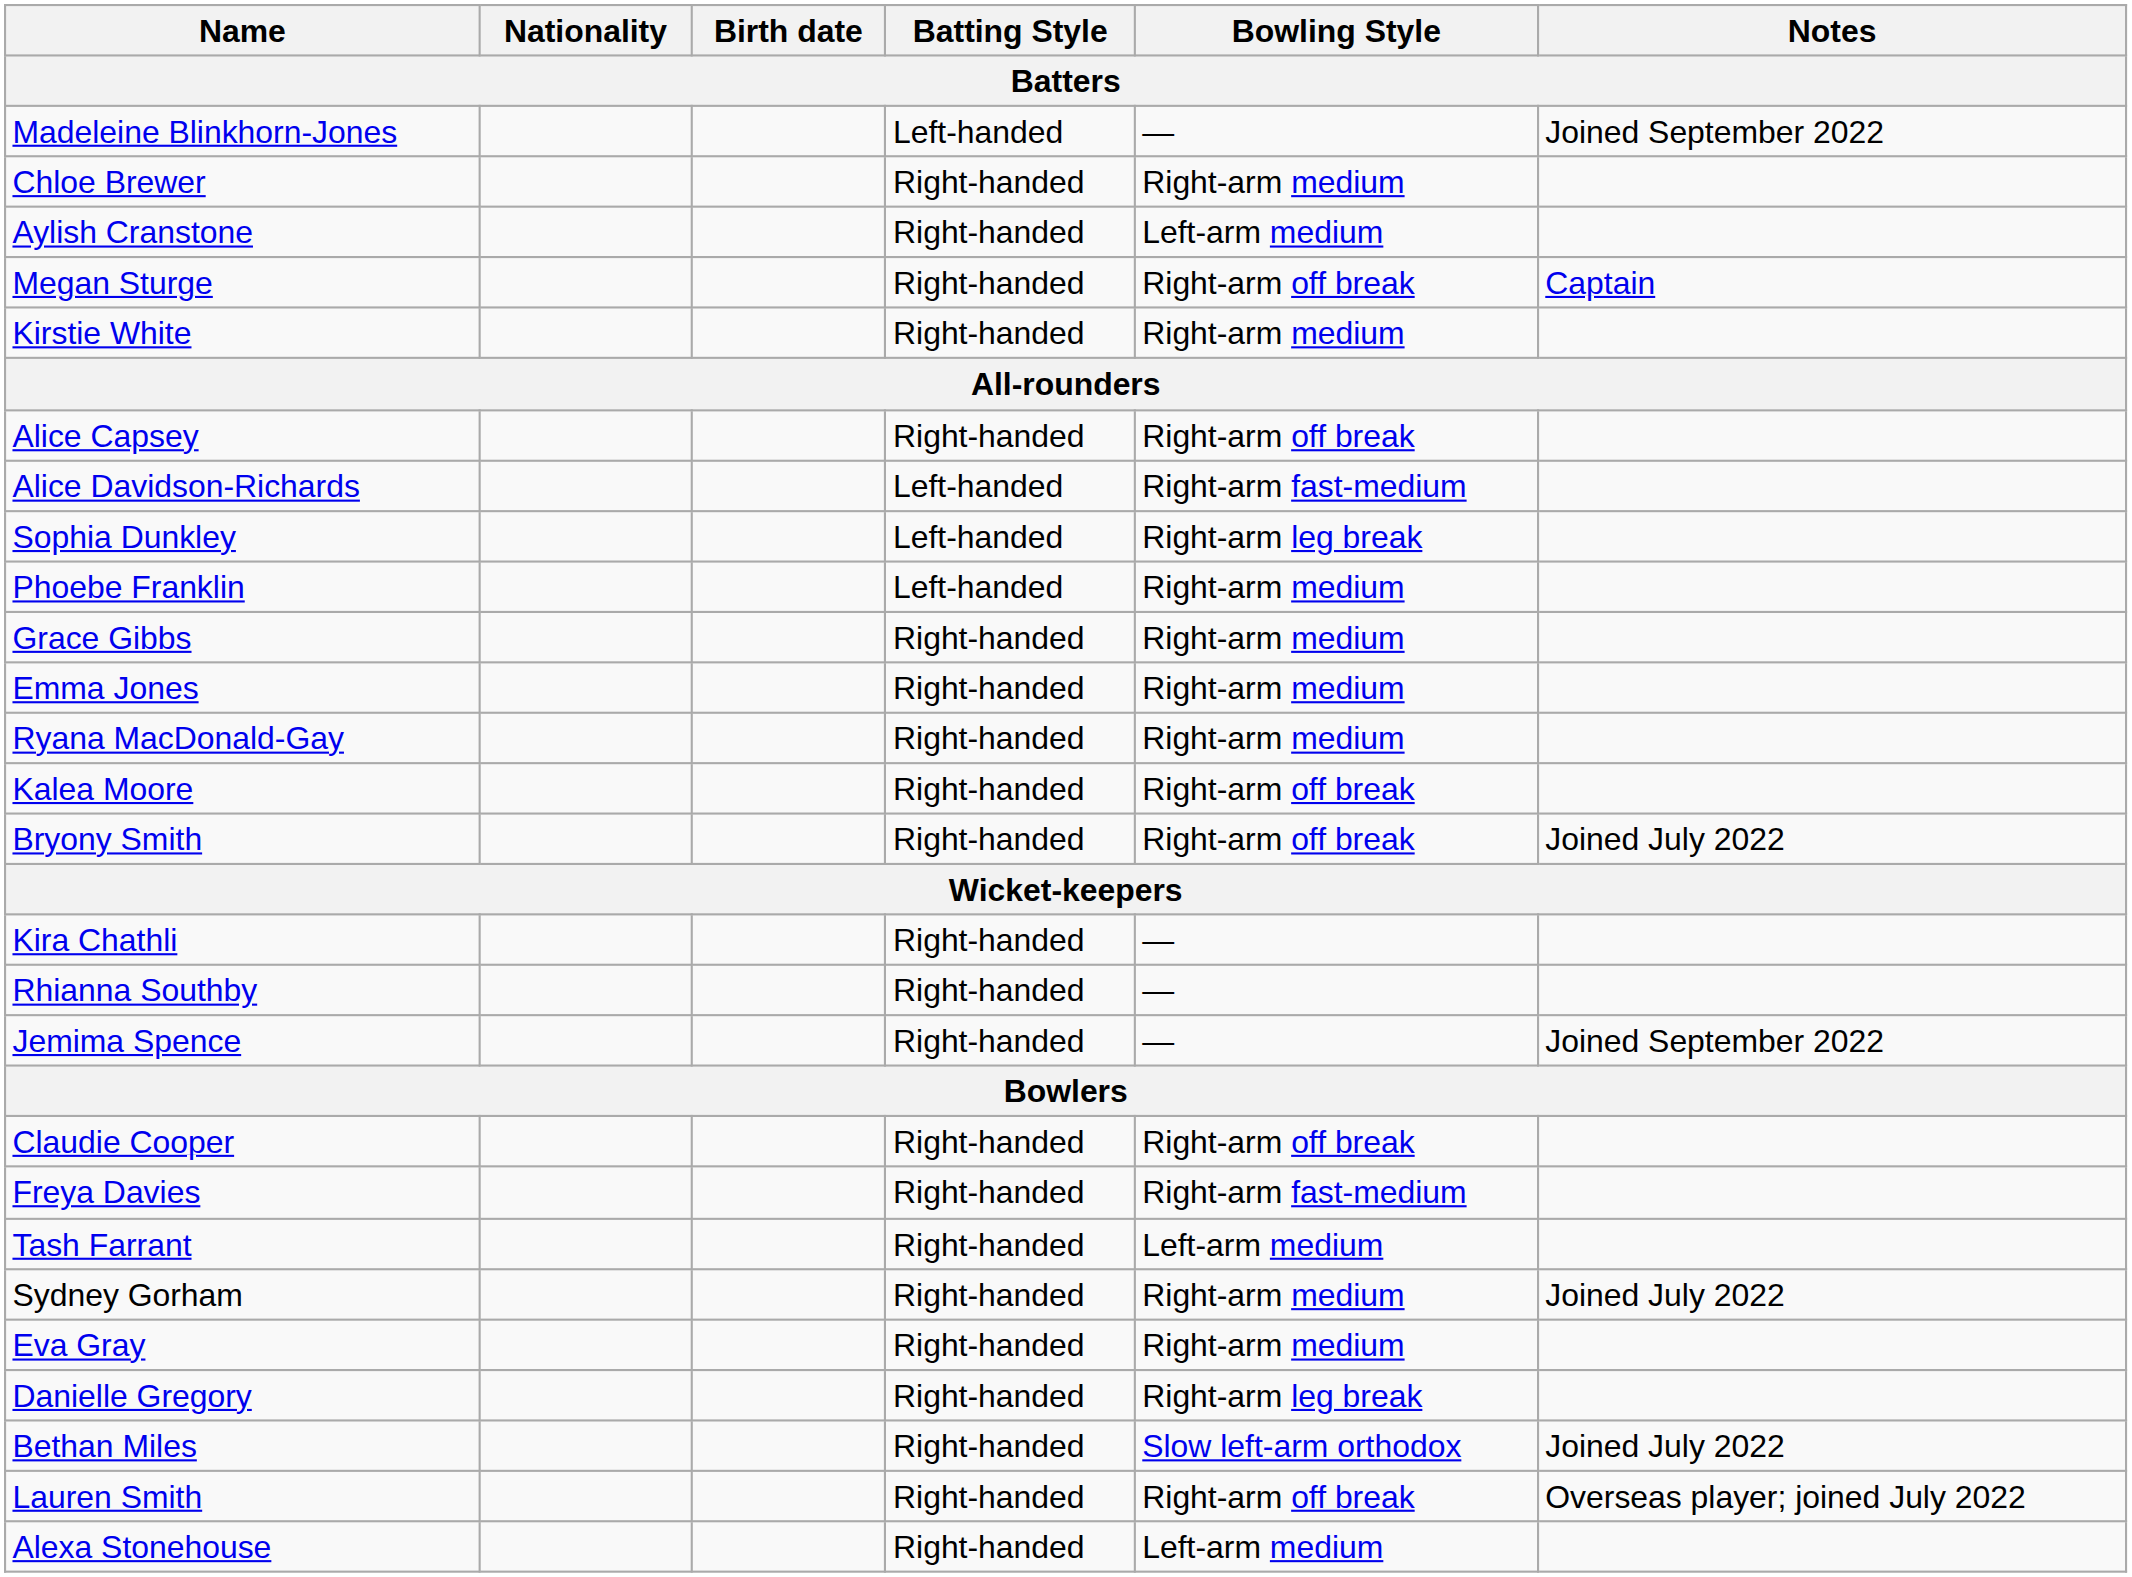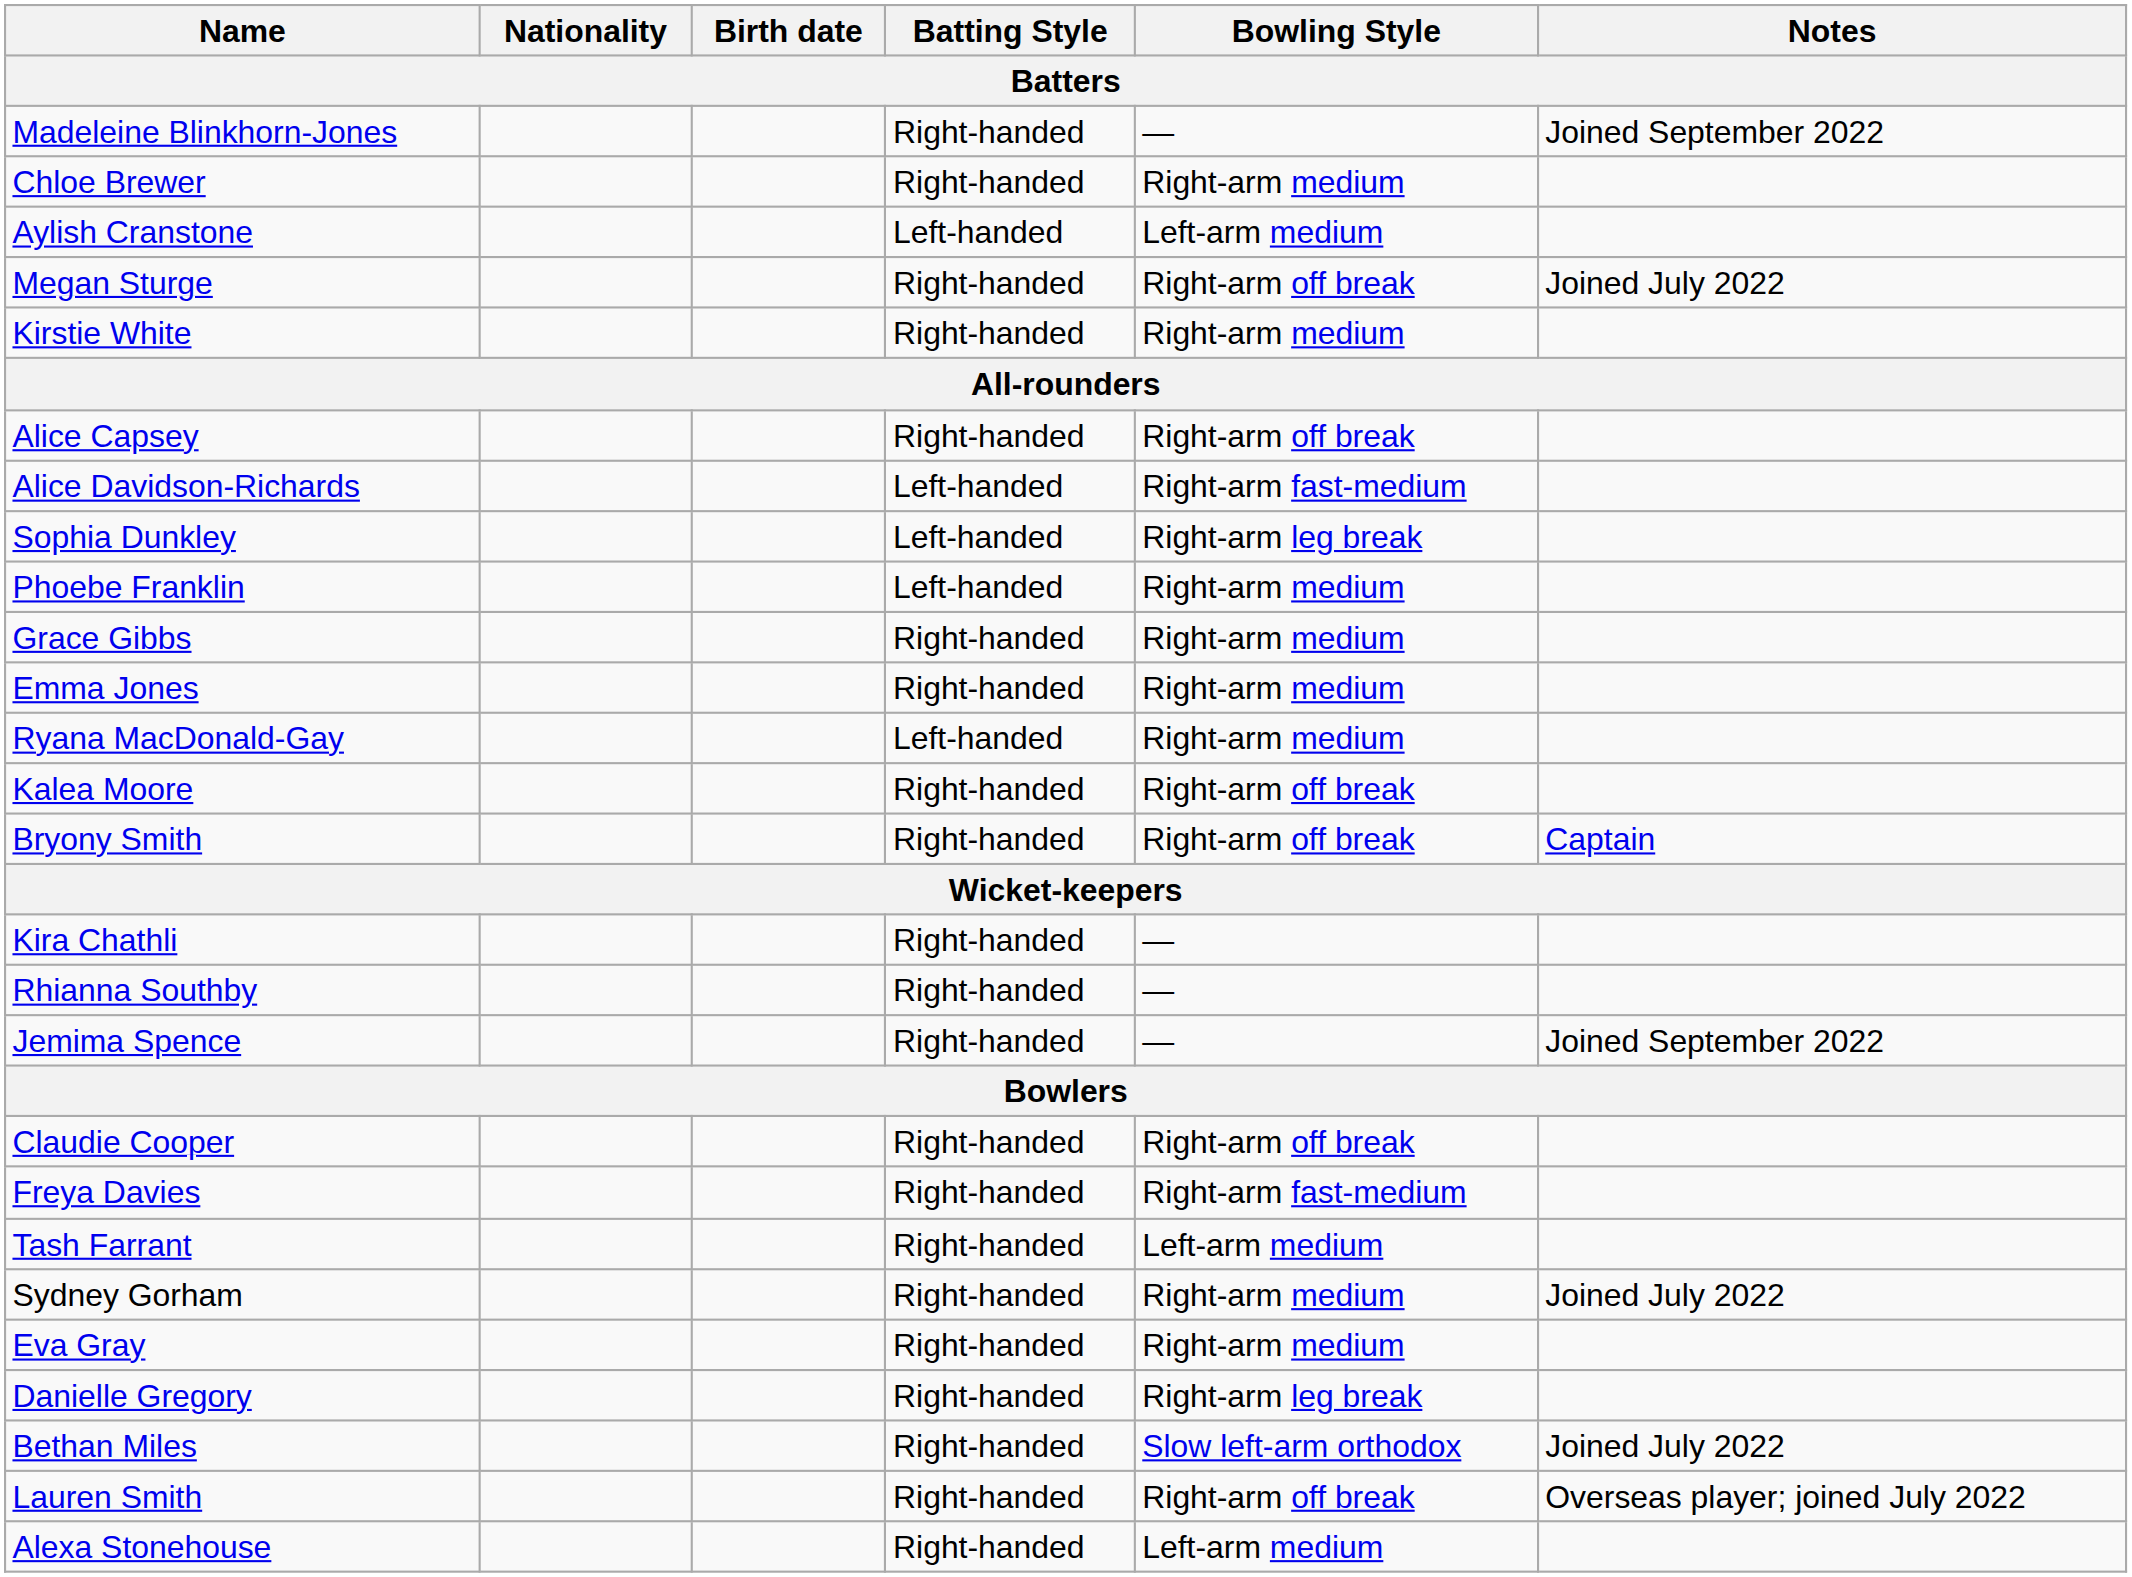(978, 132) Left-handed -> (989, 132) Right-handed
(989, 233) Right-handed -> (978, 233) Left-handed
(1600, 283) Captain -> (1665, 283) Joined July 2022
(989, 738) Right-handed -> (978, 738) Left-handed
(1665, 839) Joined July 2022 -> (1600, 839) Captain
